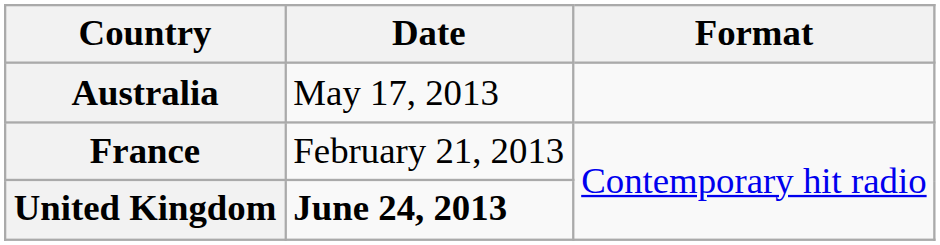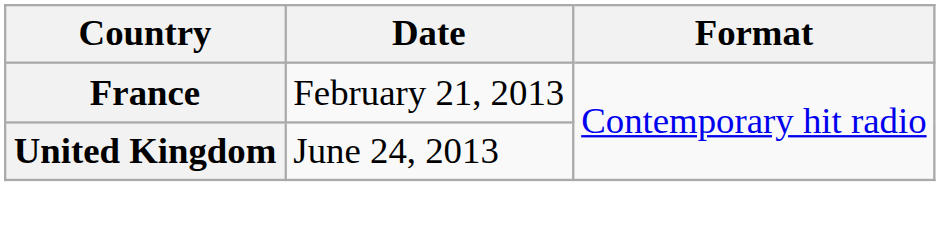- row: (145, 92)
(400, 208) bold -> (396, 150) normal
